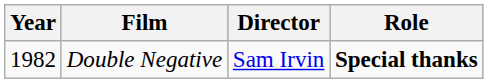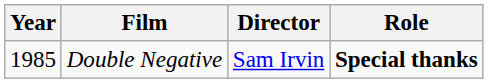(33, 59) 1982 -> (33, 59) 1985
